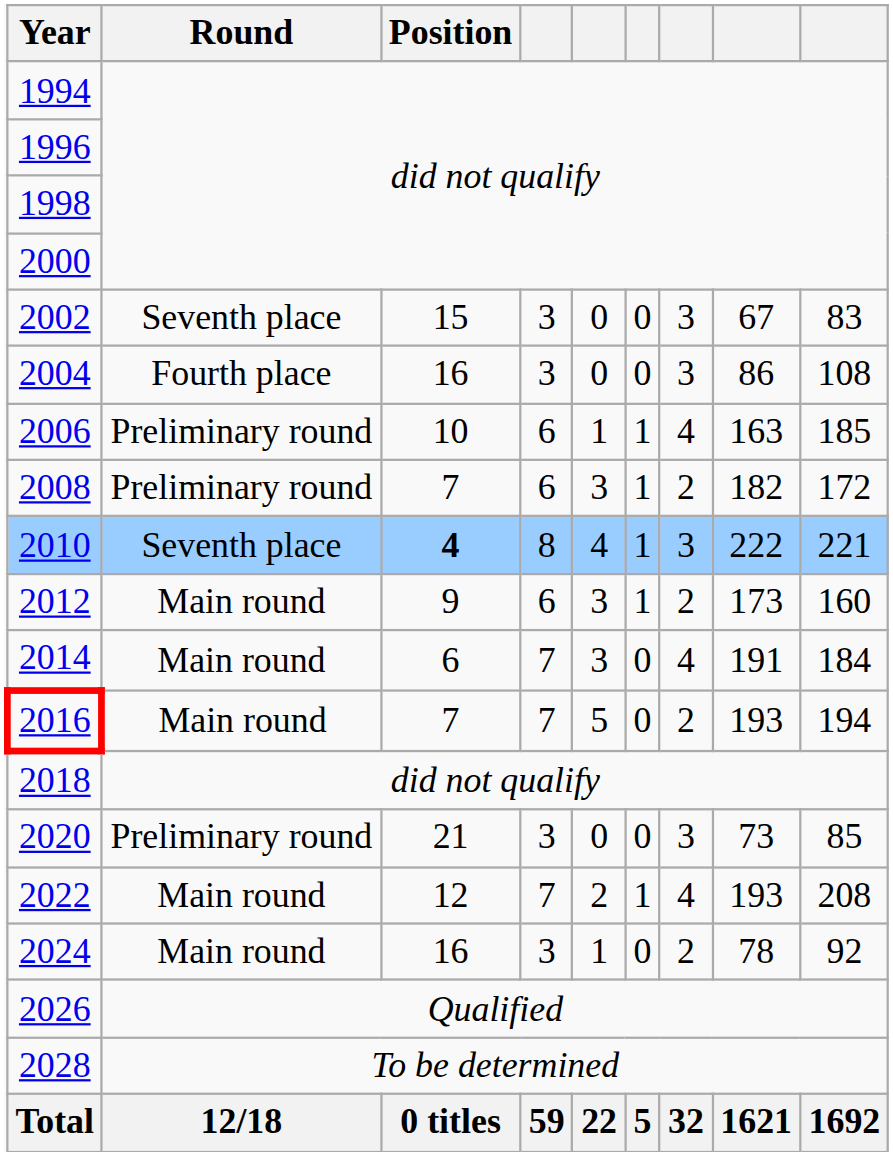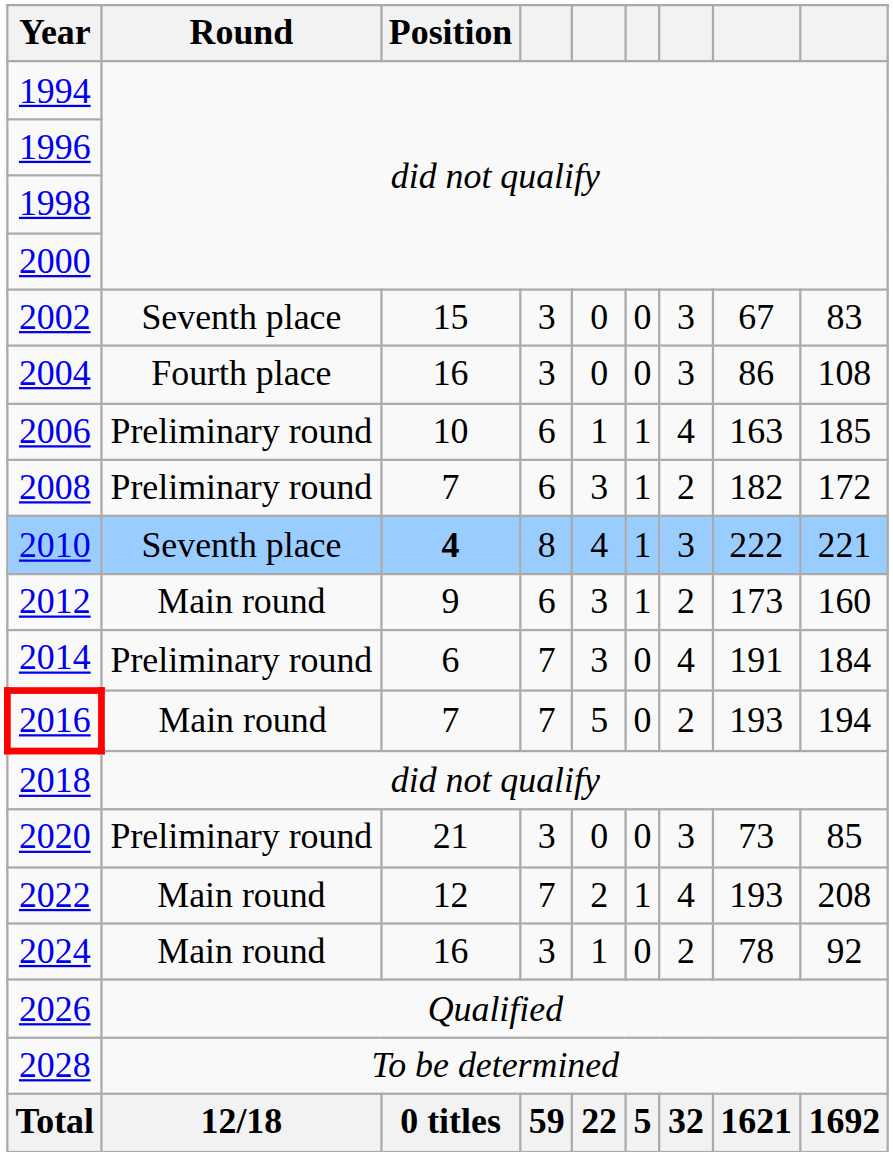(241, 659) Main round -> (241, 659) Preliminary round
